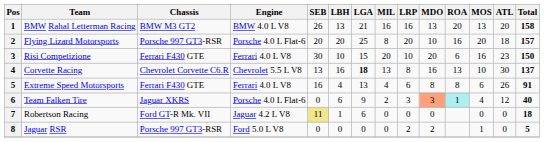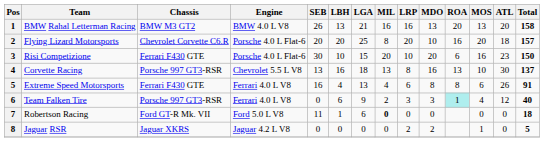(181, 41) Porsche 997 GT3-RSR -> (184, 41) Chevrolet Corvette C6.R
(262, 56) Ferrari 4.0 L V8 -> (269, 56) Porsche 4.0 L Flat-6
(184, 71) Chevrolet Corvette C6.R -> (181, 71) Porsche 997 GT3-RSR
(363, 71) bold -> (363, 71) normal
(164, 100) Jaguar XKRS -> (181, 100) Porsche 997 GT3-RSR
(269, 100) Porsche 4.0 L Flat-6 -> (262, 100) Ferrari 4.0 L V8
(432, 100) lightsalmon background -> (432, 100) no background
(261, 115) Jaguar 4.2 L V8 -> (258, 115) Ford 5.0 L V8
(318, 115) khaki background -> (318, 115) no background
(386, 115) normal -> (386, 115) bold
(181, 130) Porsche 997 GT3-RSR -> (164, 130) Jaguar XKRS
(258, 130) Ford 5.0 L V8 -> (261, 130) Jaguar 4.2 L V8
